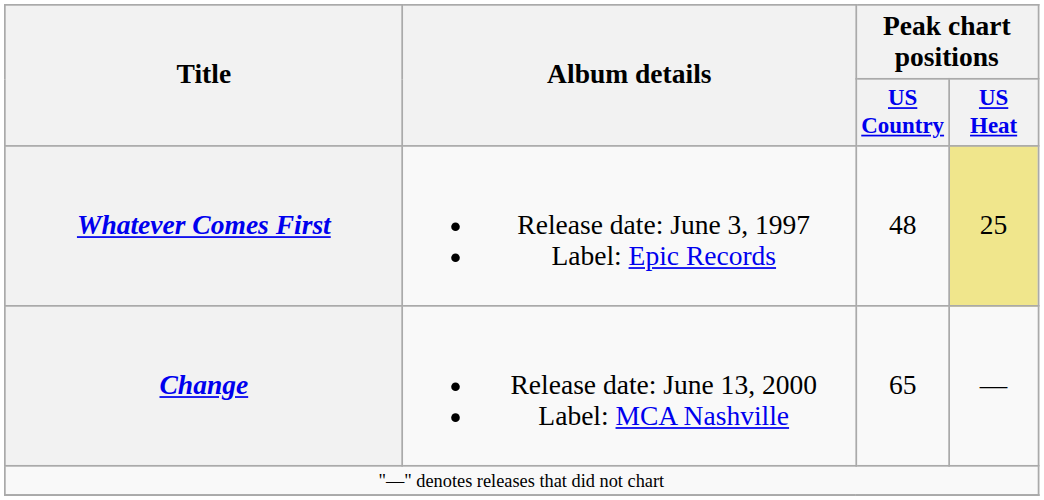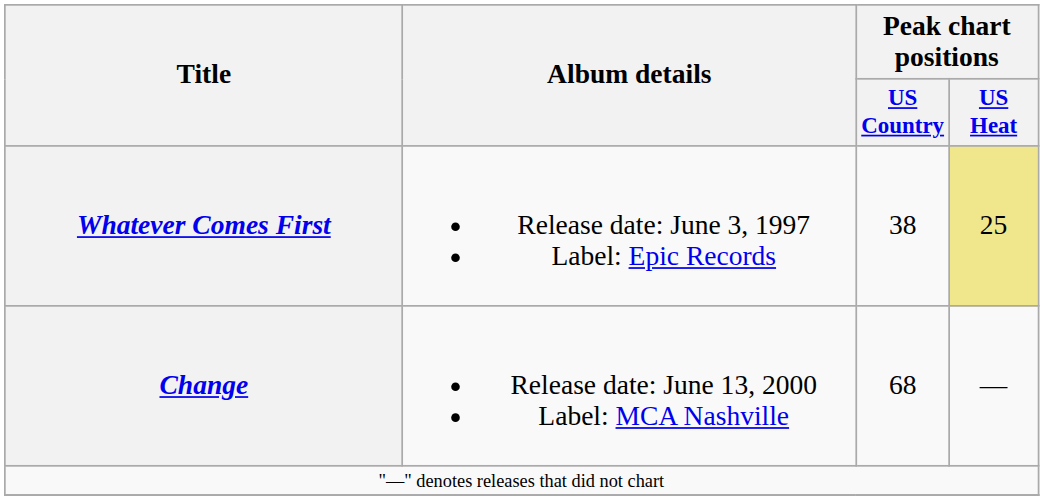(903, 225) 48 -> (903, 225) 38
(903, 385) 65 -> (903, 385) 68
